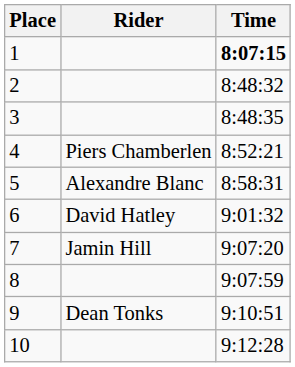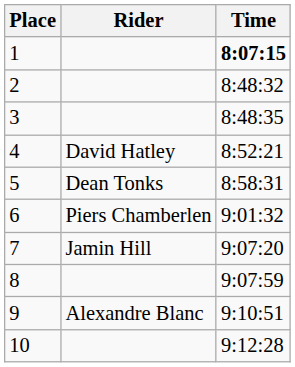(139, 150) Piers Chamberlen -> (120, 150) David Hatley
(135, 183) Alexandre Blanc -> (114, 183) Dean Tonks
(120, 215) David Hatley -> (139, 215) Piers Chamberlen
(114, 313) Dean Tonks -> (135, 313) Alexandre Blanc
